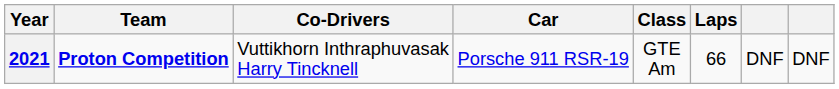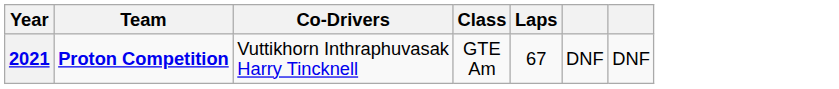- column: (543, 19)
(716, 59) 66 -> (536, 59) 67
